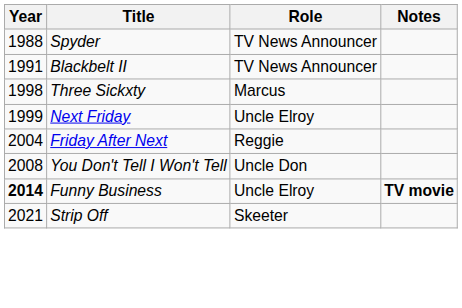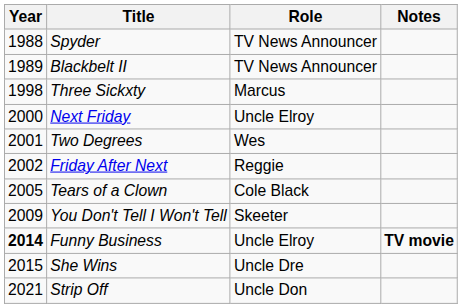(26, 66) 1991 -> (26, 66) 1989
(26, 116) 1999 -> (26, 116) 2000
+ row: (96, 141)
(26, 141) 2004 -> (26, 166) 2002
+ row: (109, 191)
(26, 166) 2008 -> (26, 215) 2009
(271, 166) Uncle Don -> (261, 215) Skeeter
+ row: (84, 265)
(261, 215) Skeeter -> (271, 290) Uncle Don
